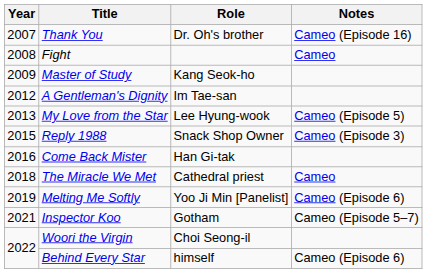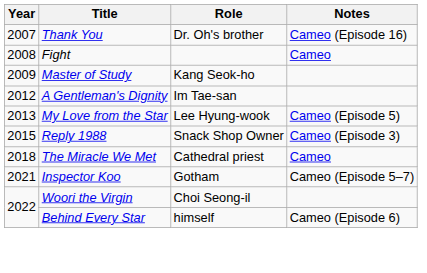- row: (94, 156)
- row: (91, 197)
